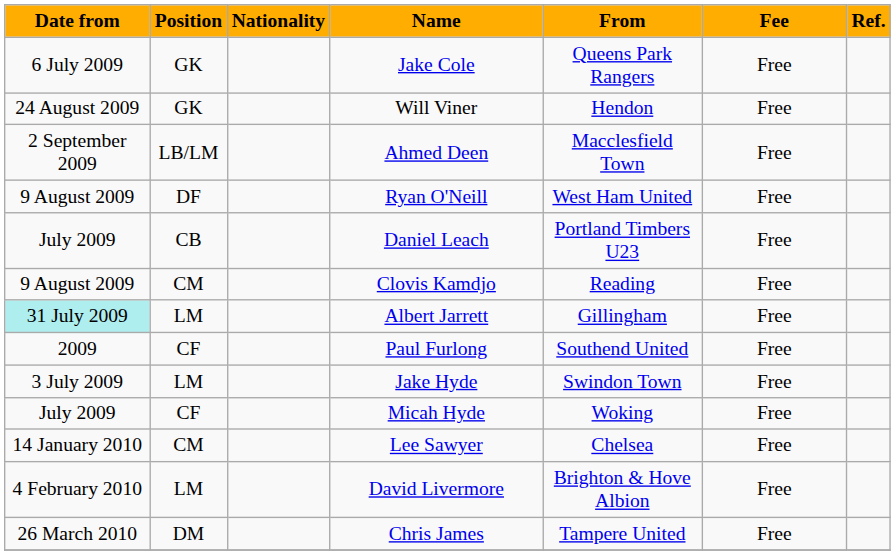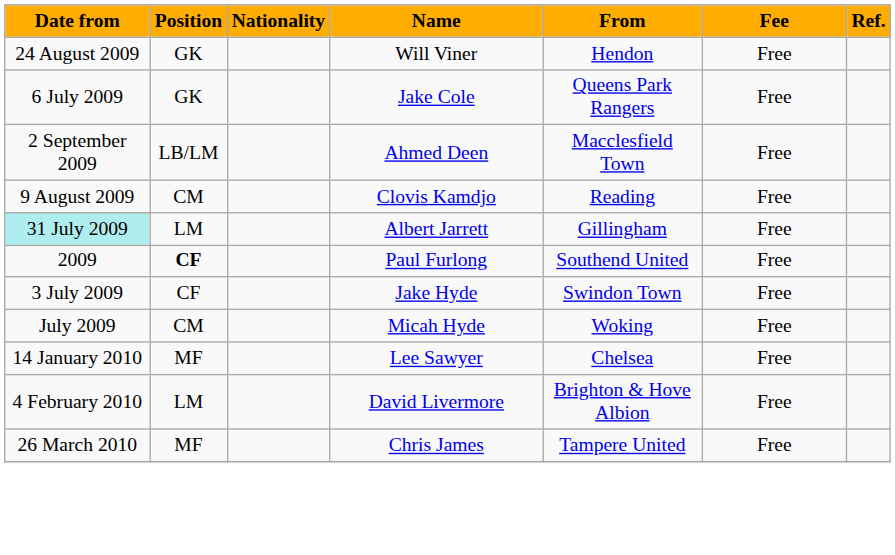rows swapped: (436, 64) <-> (436, 108)
- row: (436, 196)
- row: (436, 240)
(188, 348) normal -> (188, 261) bold
(188, 381) LM -> (188, 293) CF
(188, 413) CF -> (188, 325) CM
(188, 445) CM -> (188, 357) MF
(188, 533) DM -> (188, 445) MF
